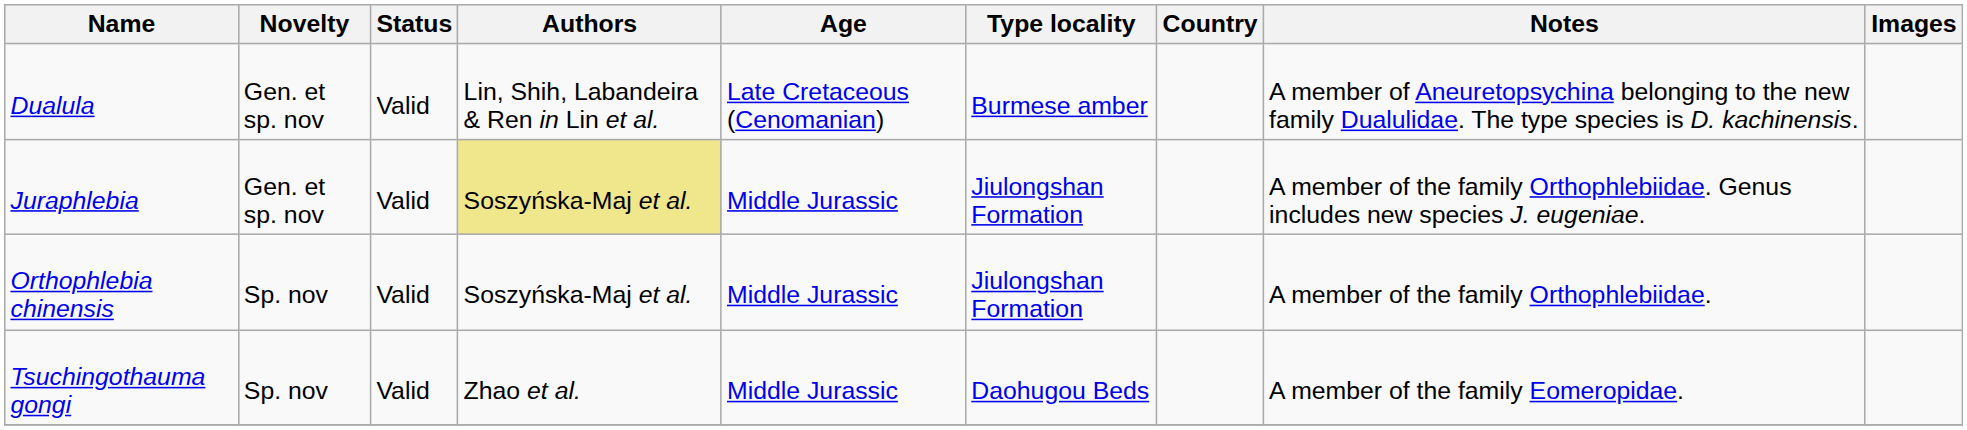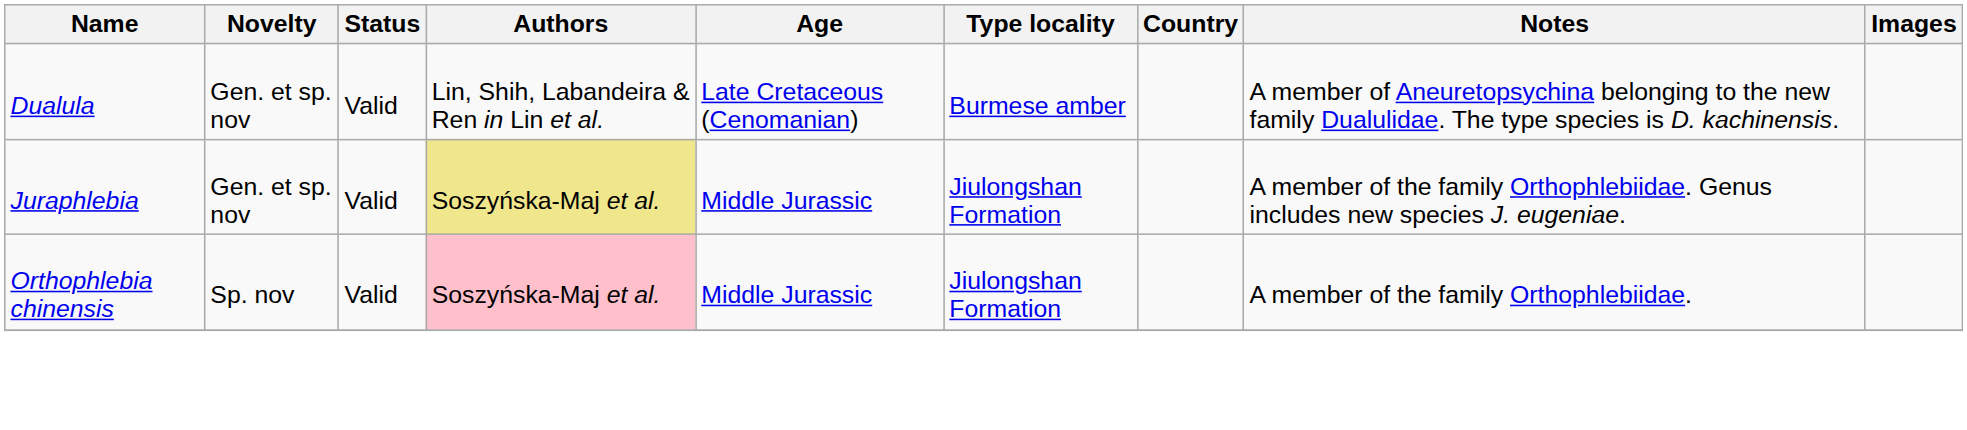(578, 295) no background -> (546, 295) pink background
- row: (108, 390)
